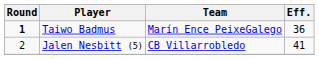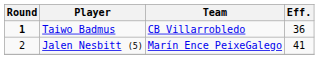(215, 29) Marín Ence PeixeGalego -> (197, 29) CB Villarrobledo
(197, 46) CB Villarrobledo -> (215, 46) Marín Ence PeixeGalego
